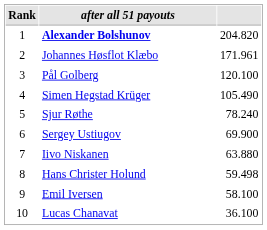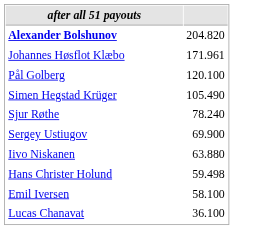- column: (22, 15)
